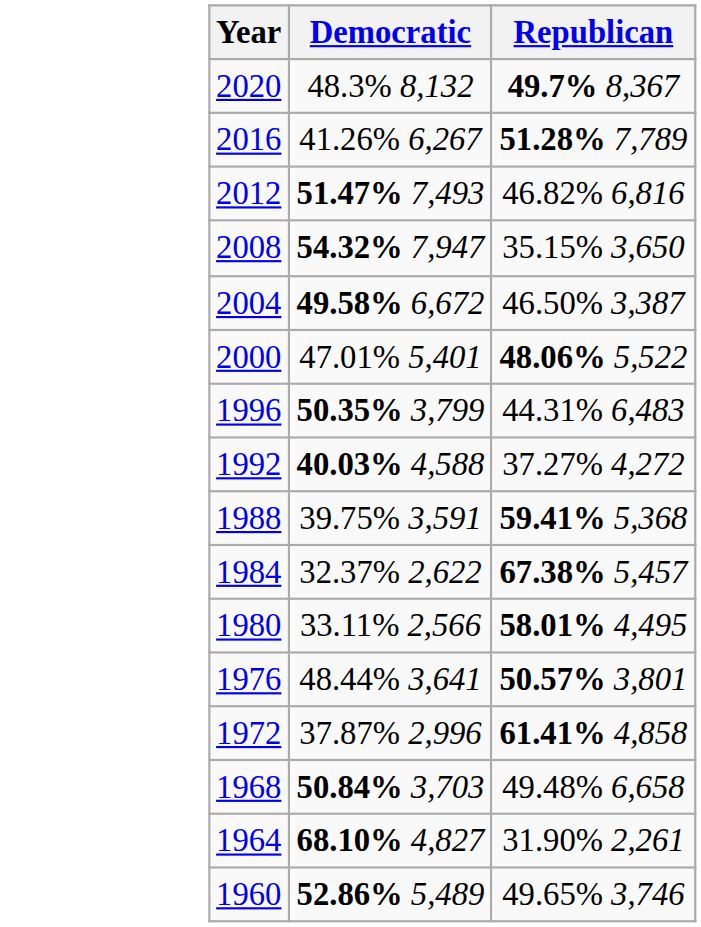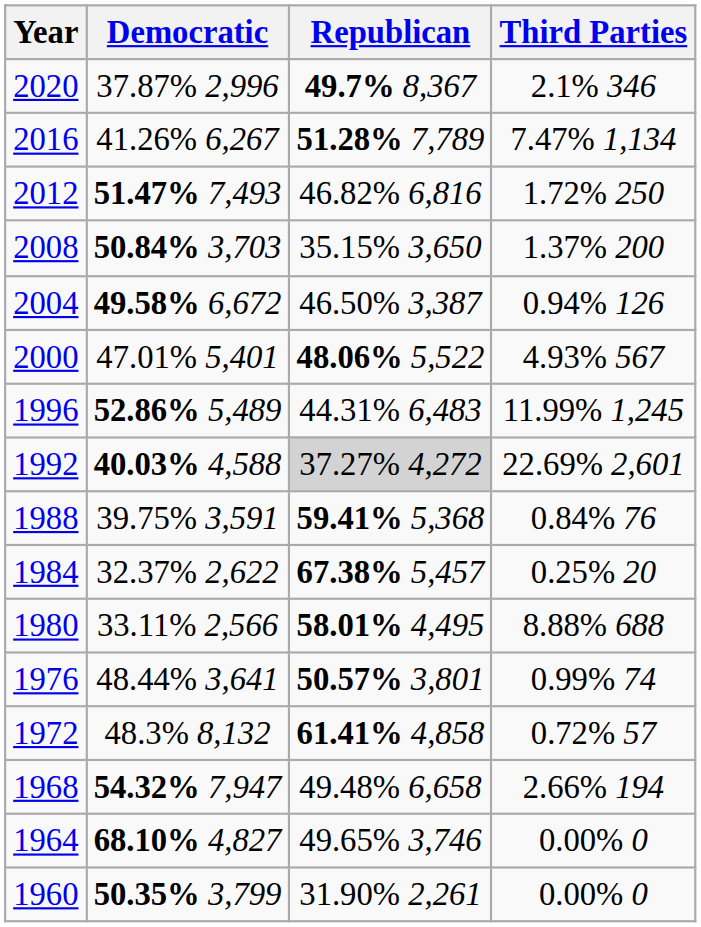+ column: (593, 32)
(390, 85) 48.3% 8,132 -> (188, 85) 37.87% 2,996
(390, 247) 54.32% 7,947 -> (188, 247) 50.84% 3,703
(390, 409) 50.35% 3,799 -> (188, 409) 52.86% 5,489
(593, 463) no background -> (390, 463) lightgrey background
(390, 732) 37.87% 2,996 -> (188, 732) 48.3% 8,132
(390, 786) 50.84% 3,703 -> (188, 786) 54.32% 7,947
(593, 840) 31.90% 2,261 -> (390, 840) 49.65% 3,746
(390, 894) 52.86% 5,489 -> (188, 894) 50.35% 3,799
(593, 894) 49.65% 3,746 -> (390, 894) 31.90% 2,261
